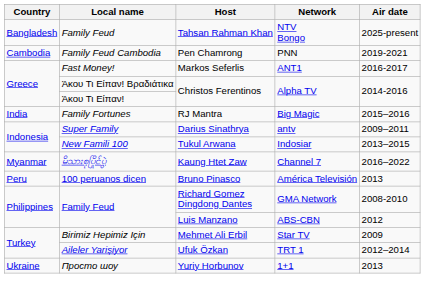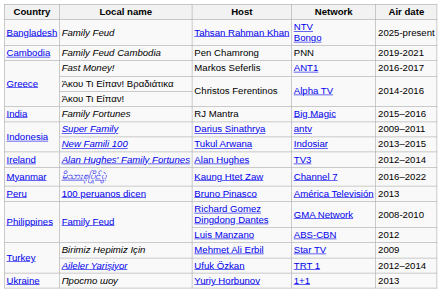+ row: (126, 159)
